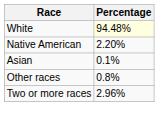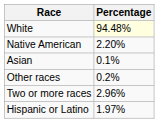(108, 77) 0.8% -> (108, 77) 0.2%
+ row: (48, 110)
